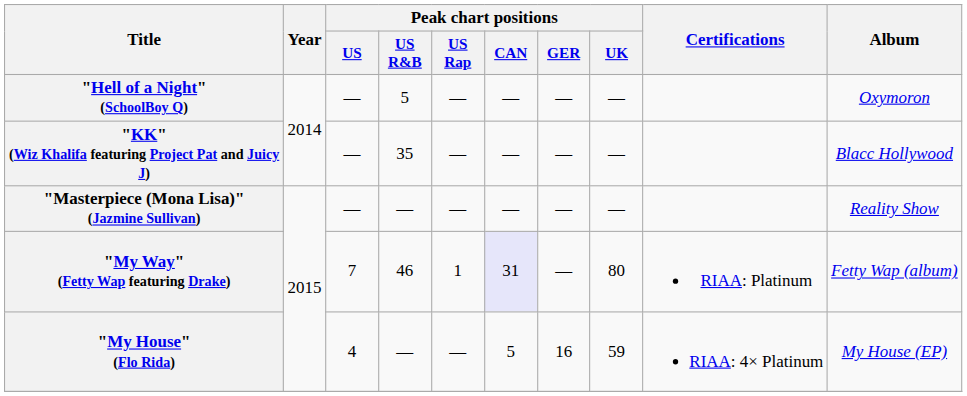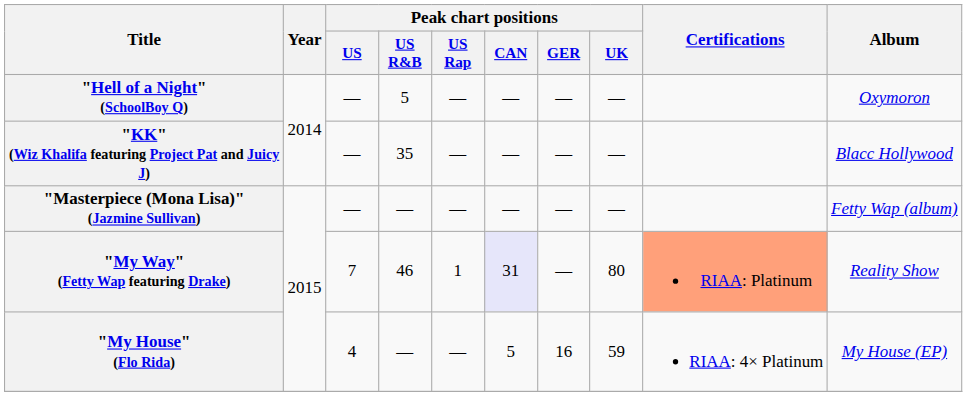(894, 208) Reality Show -> (894, 208) Fetty Wap (album)
(735, 281) no background -> (735, 281) lightsalmon background
(894, 271) Fetty Wap (album) -> (894, 271) Reality Show
